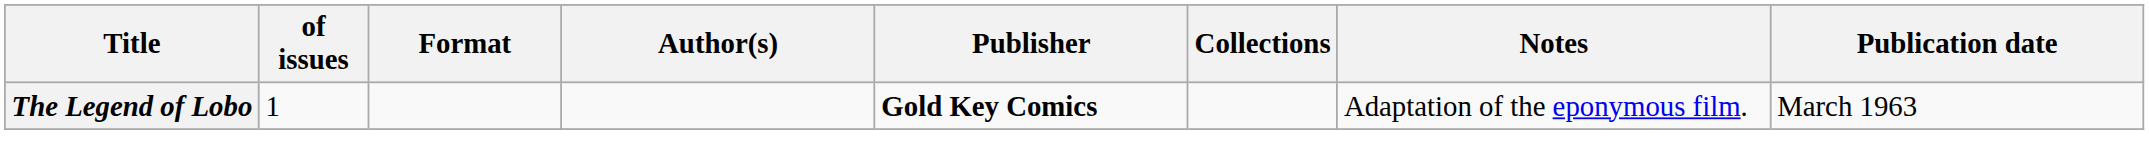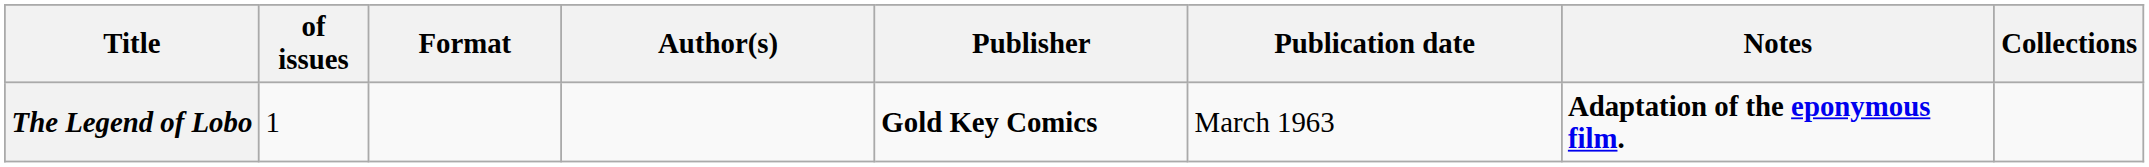columns swapped: (1957, 43) <-> (1263, 43)
(1546, 105) normal -> (1749, 121) bold
